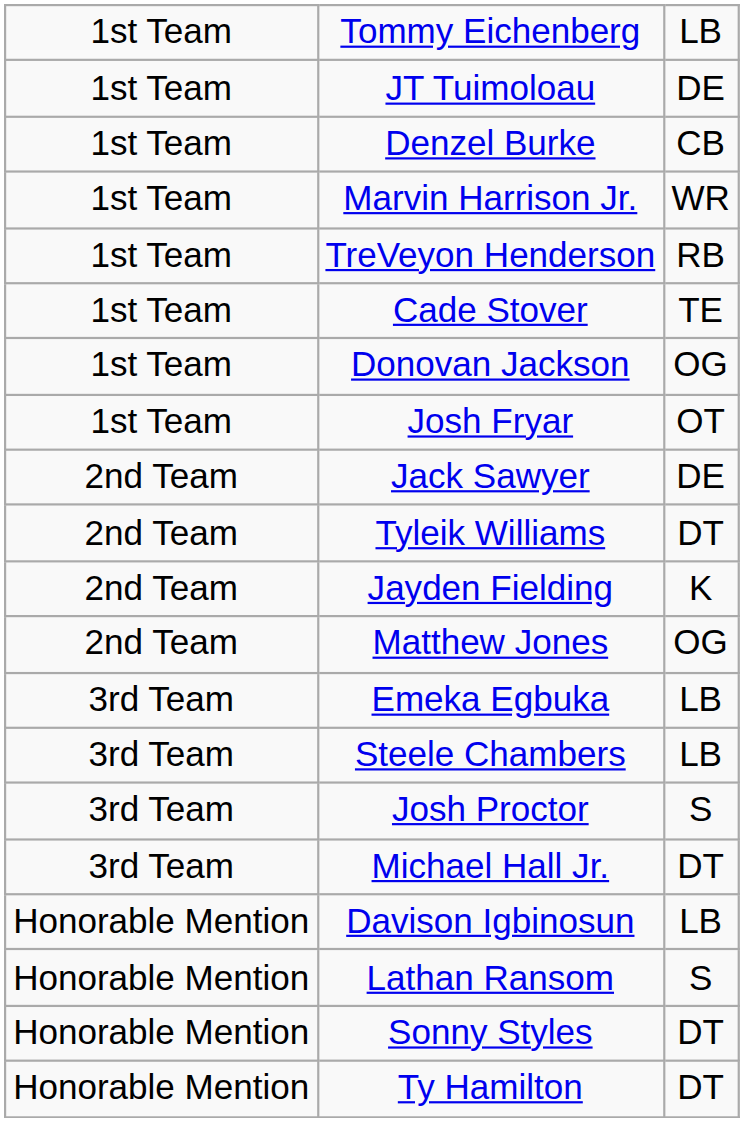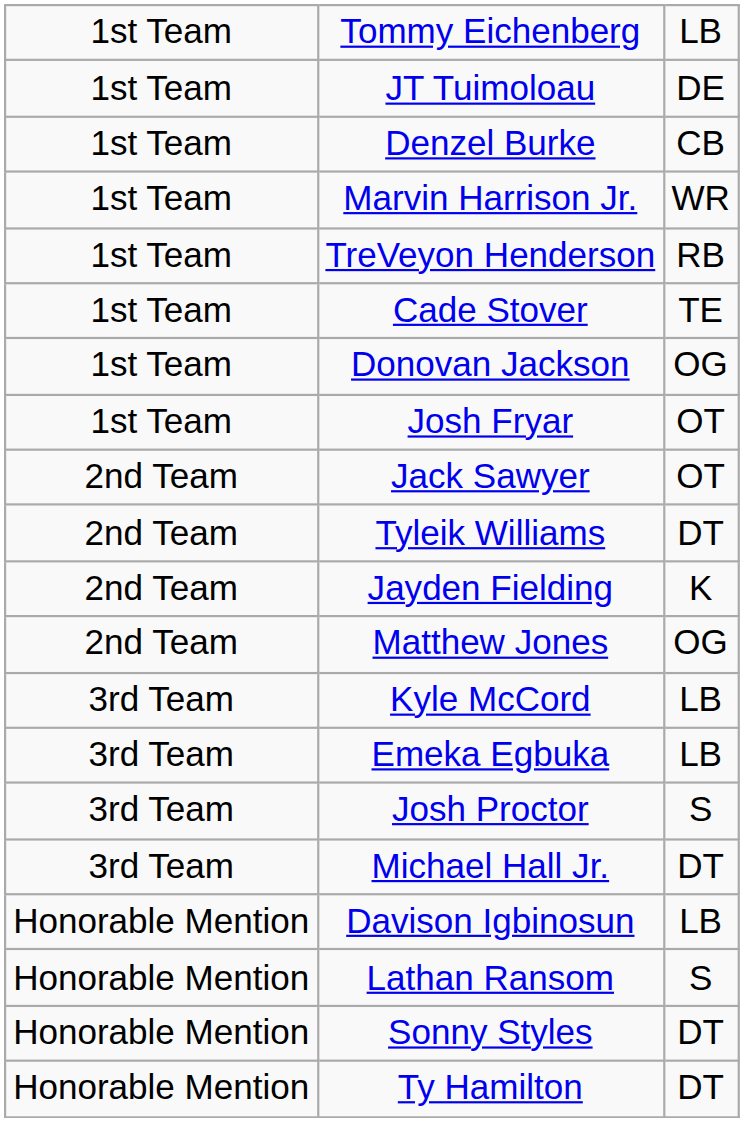(701, 476) DE -> (701, 476) OT
+ row: (490, 699)
- row: (490, 754)
